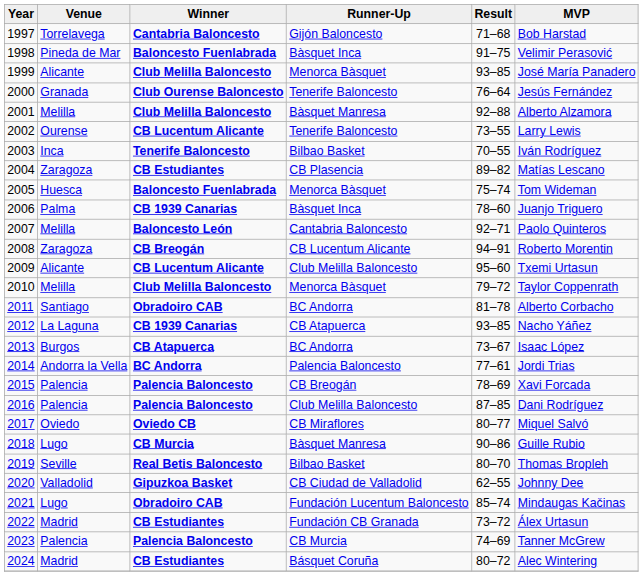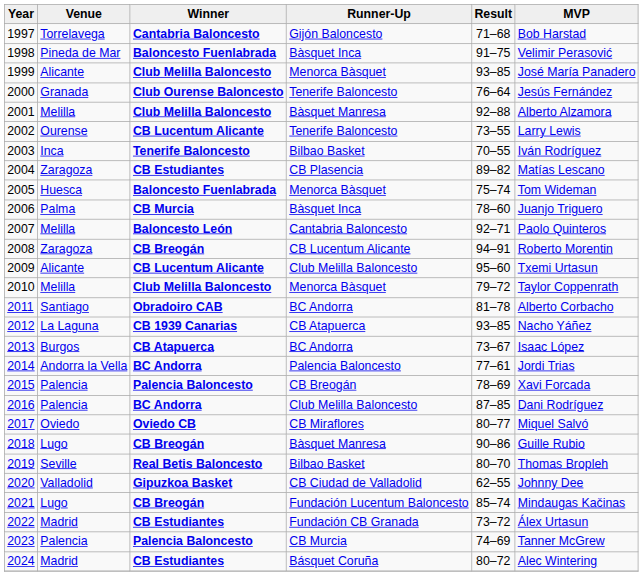(185, 209) CB 1939 Canarias -> (163, 209) CB Murcia
(193, 405) Palencia Baloncesto -> (167, 405) BC Andorra
(163, 444) CB Murcia -> (169, 444) CB Breogán
(178, 502) Obradoiro CAB -> (169, 502) CB Breogán
